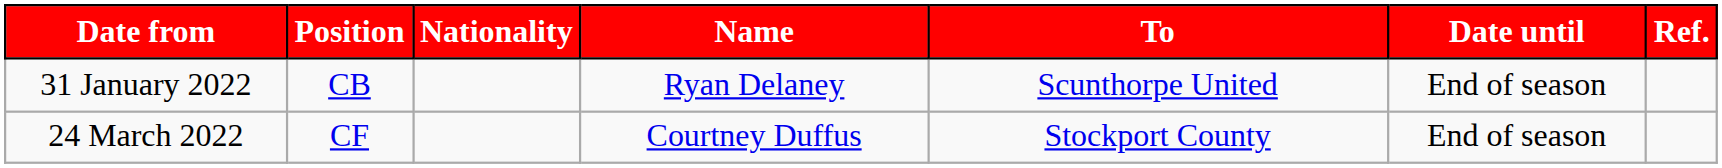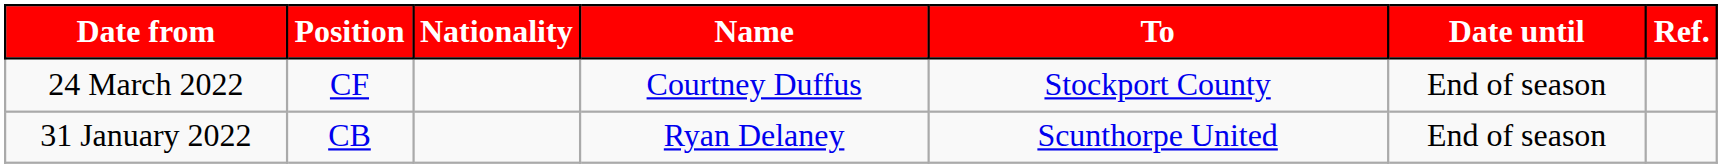rows swapped: (146, 83) <-> (146, 136)
